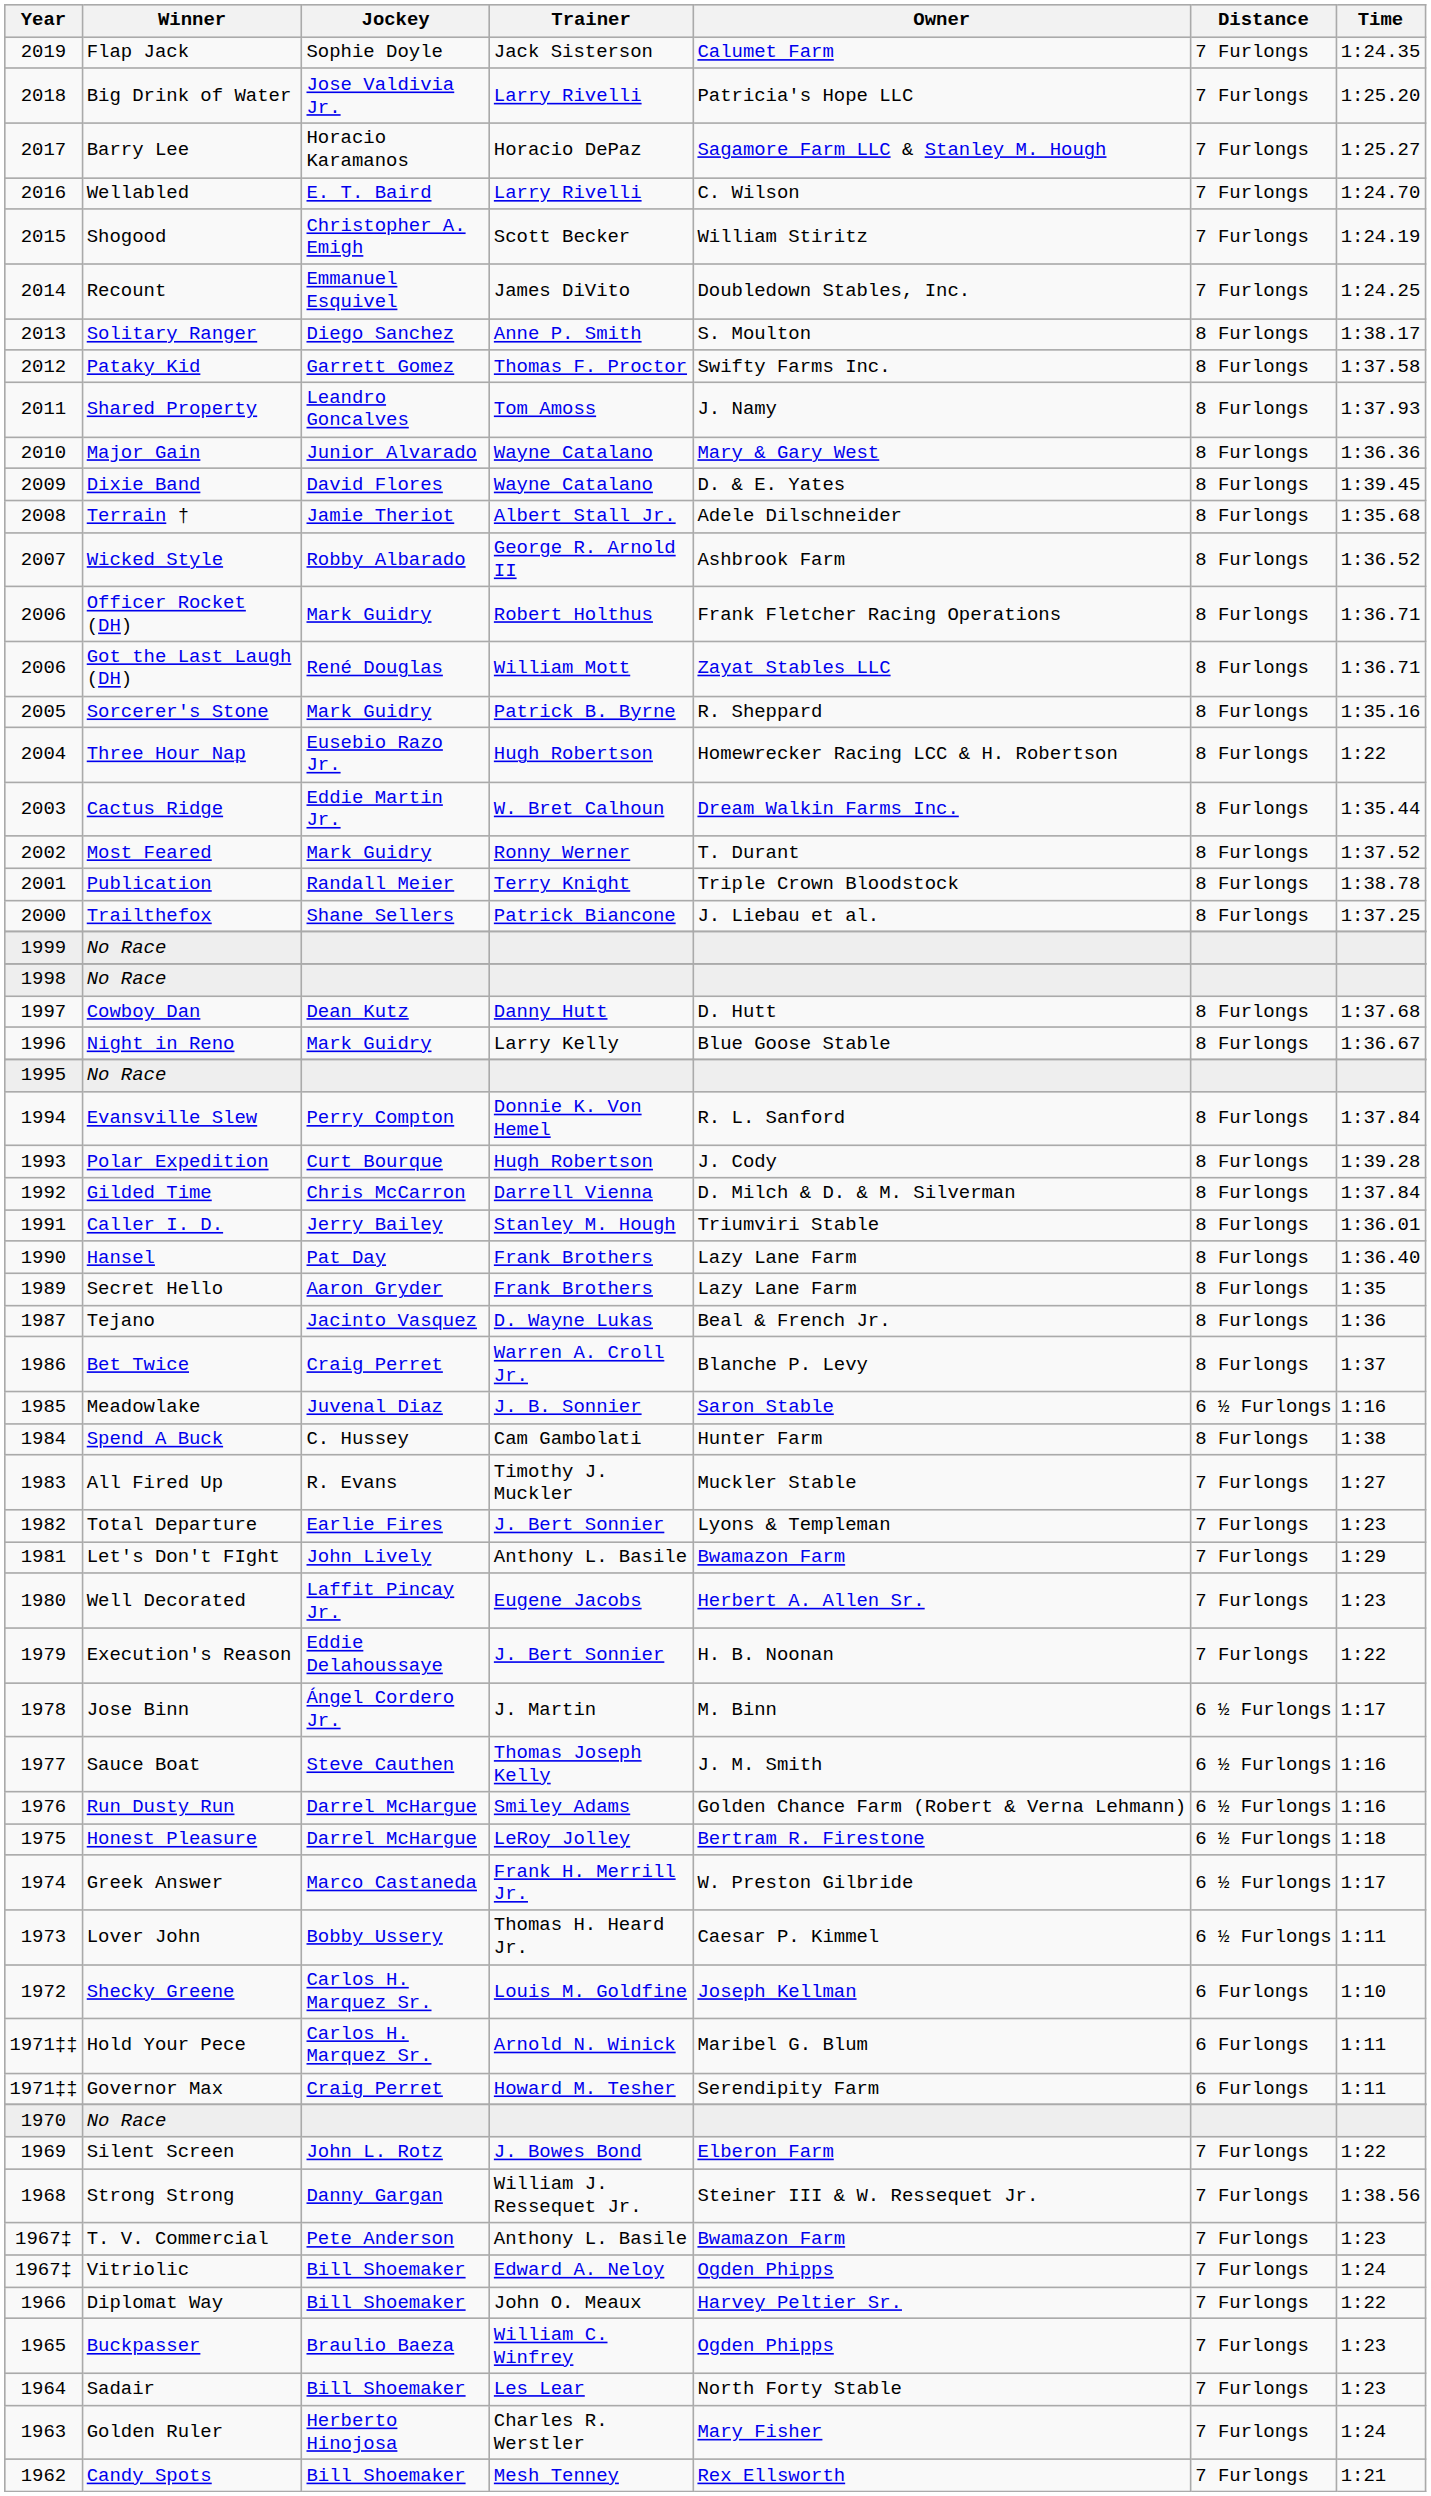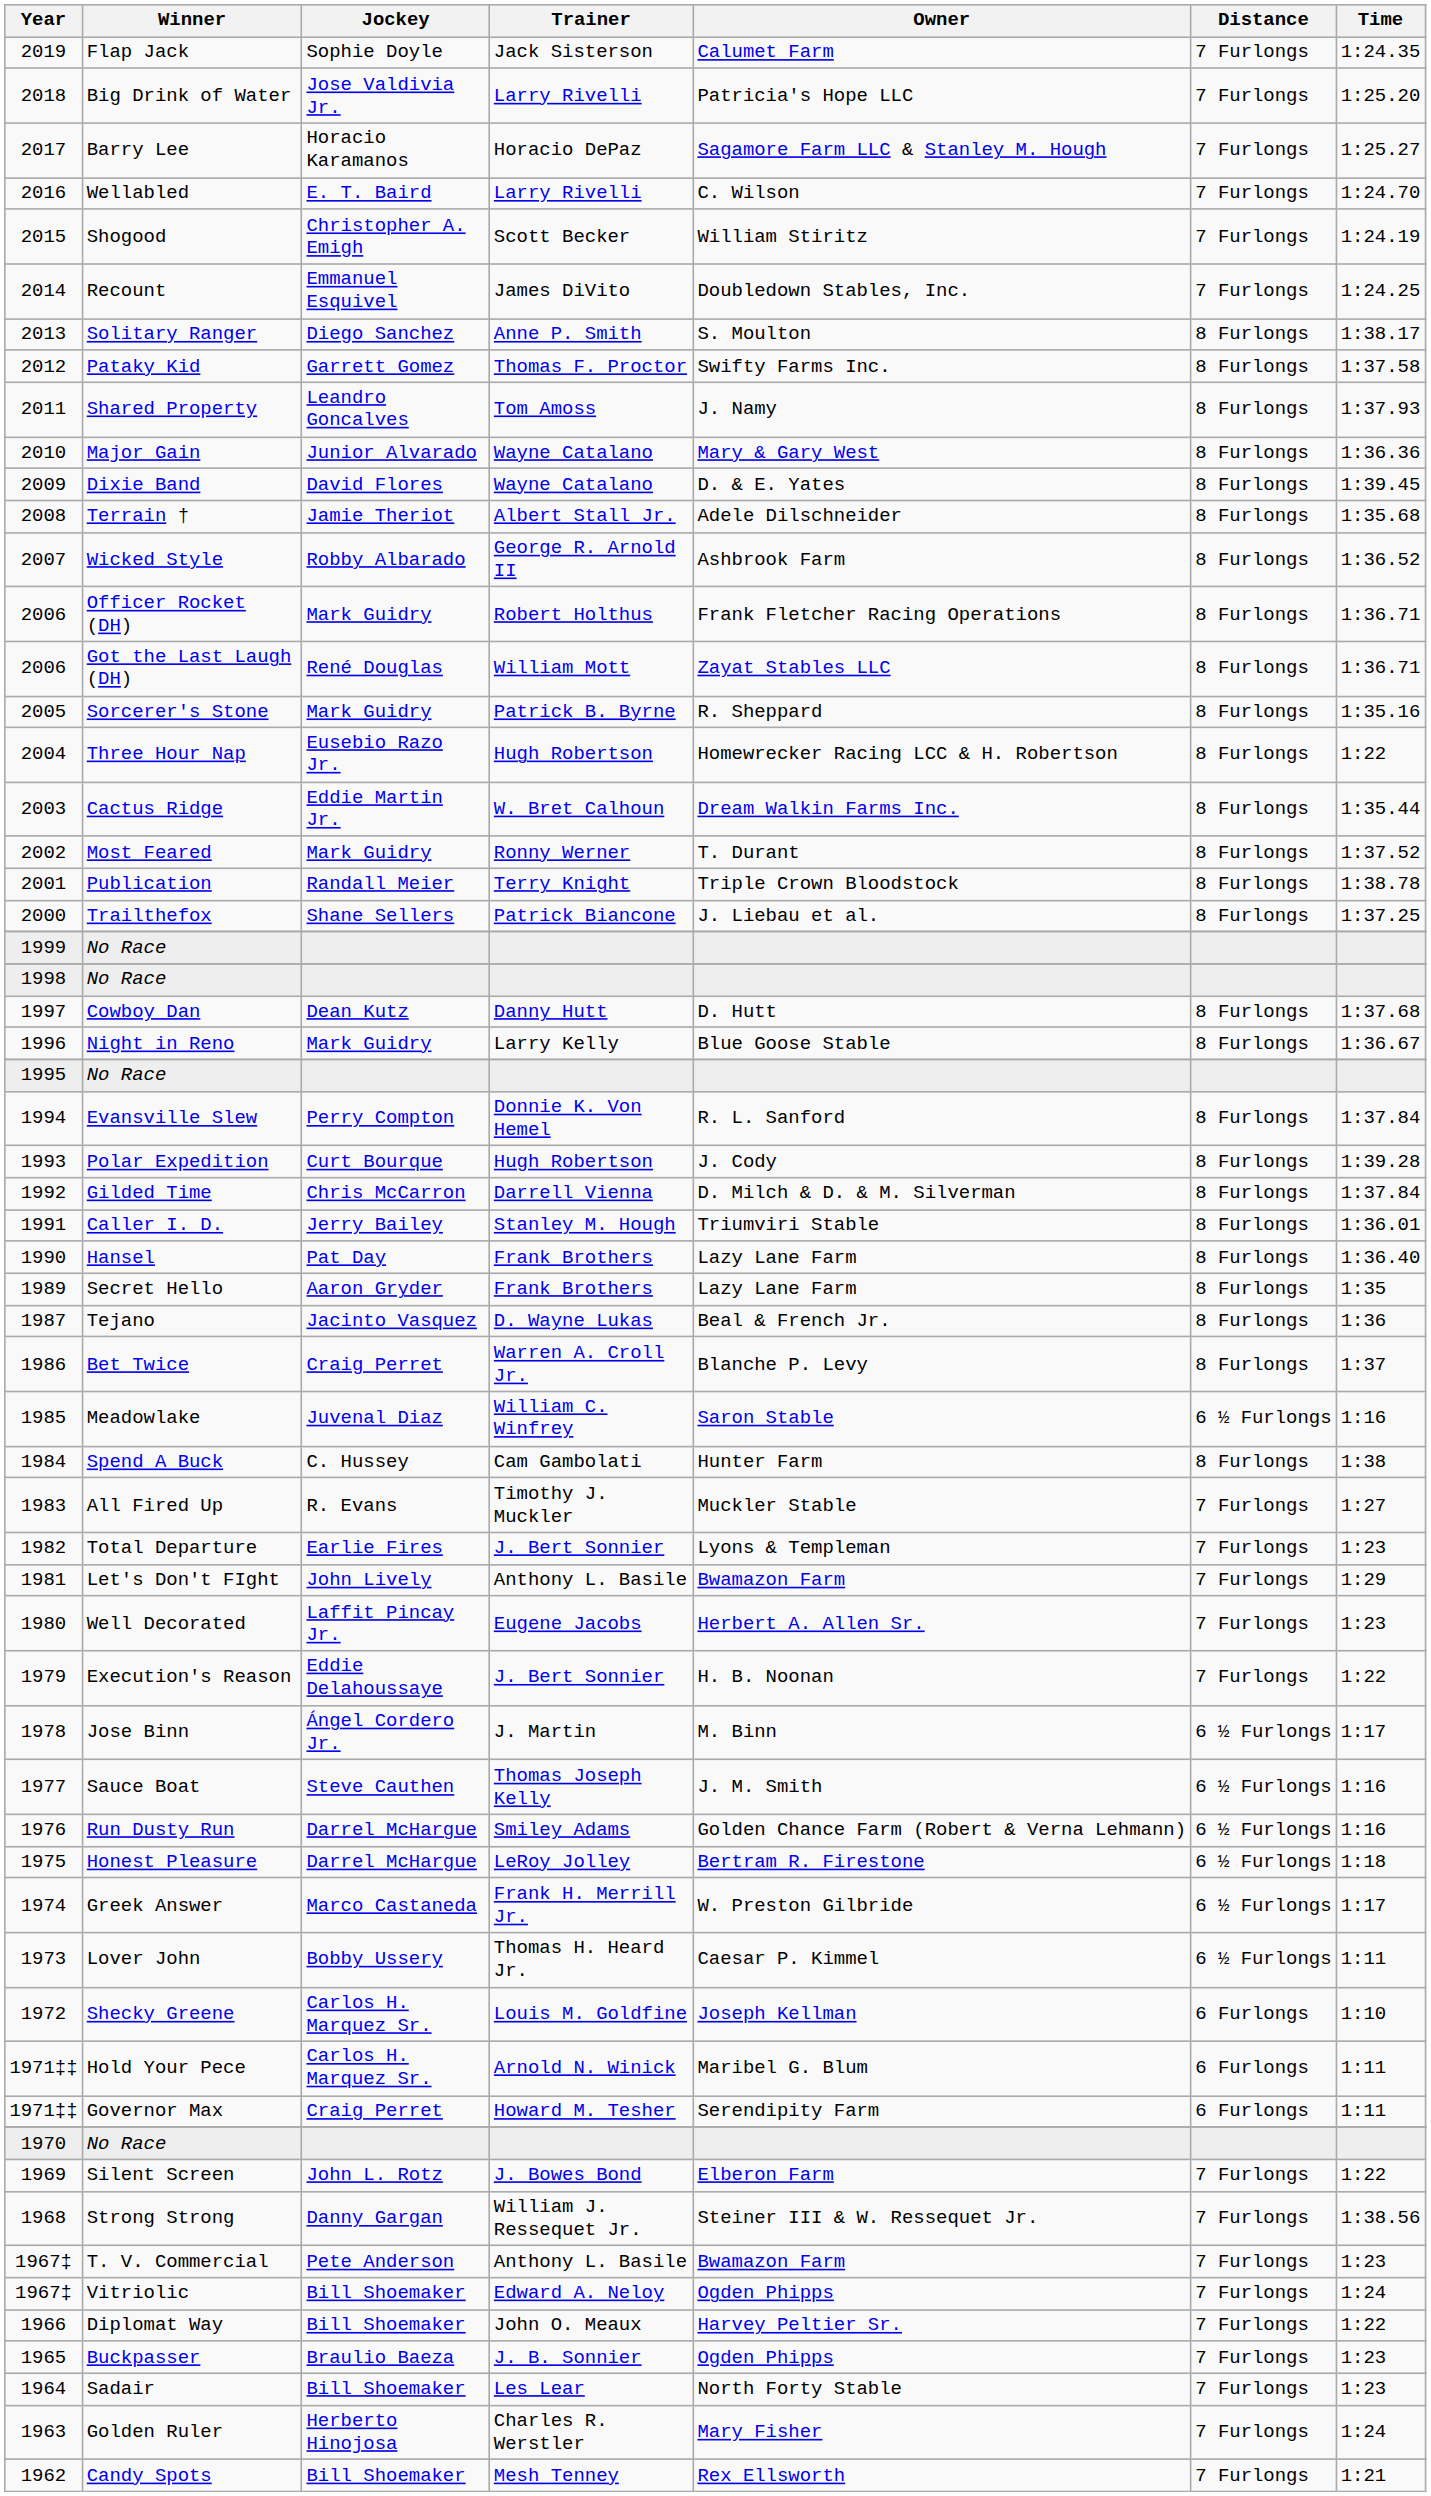(568, 1407) J. B. Sonnier -> (551, 1418) William C. Winfrey
(551, 2346) William C. Winfrey -> (568, 2357) J. B. Sonnier
